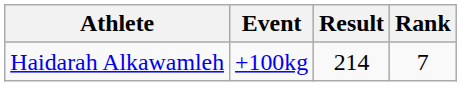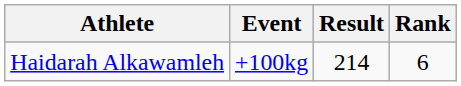(423, 61) 7 -> (423, 61) 6
